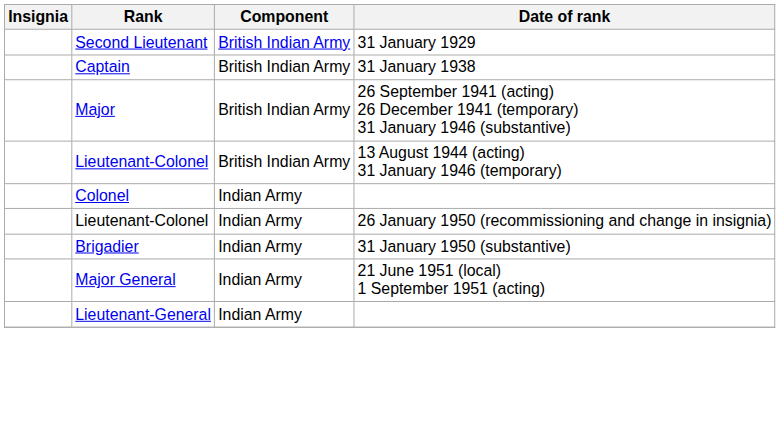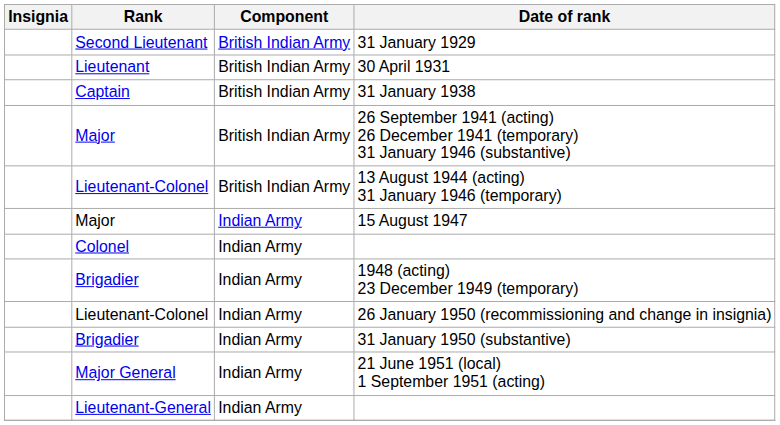+ row: (112, 67)
+ row: (95, 221)
+ row: (107, 280)
